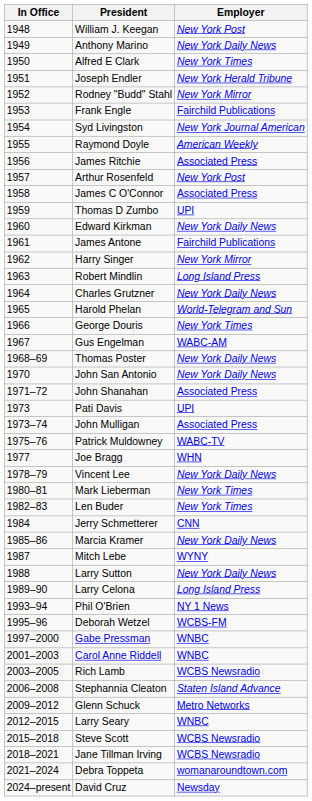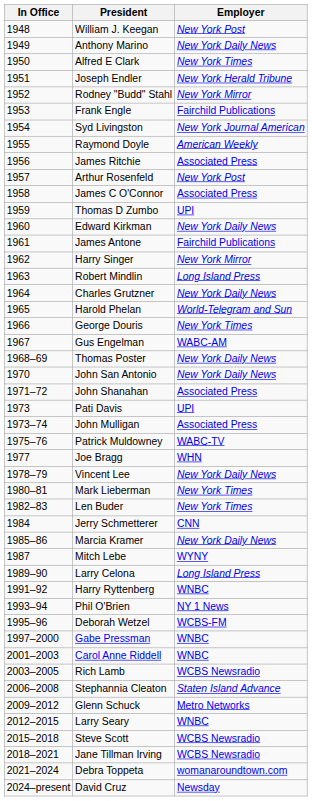- row: (103, 573)
+ row: (115, 590)
